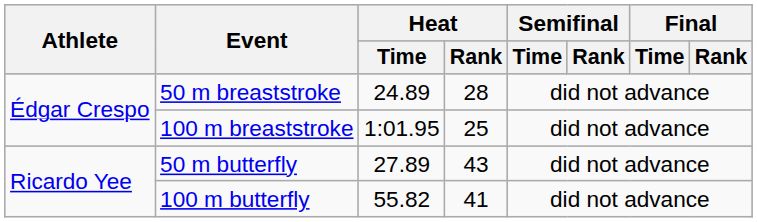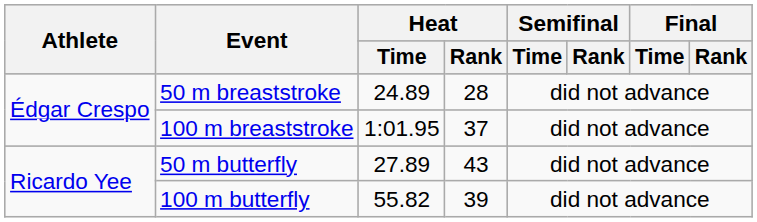(476, 128) 25 -> (476, 128) 37
(476, 200) 41 -> (476, 200) 39
